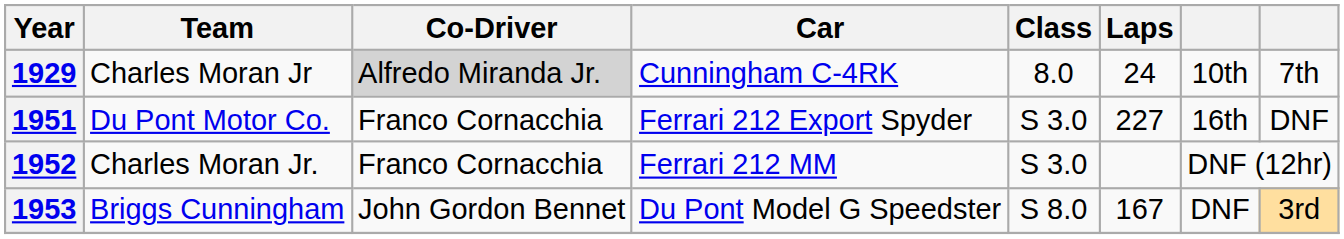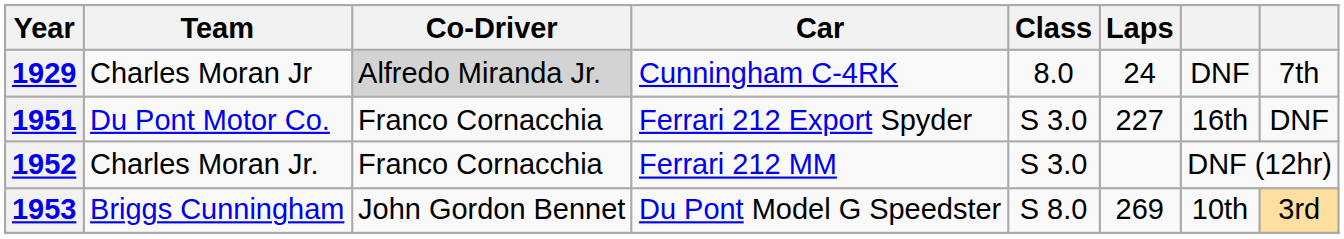(1220, 73) 10th -> (1220, 73) DNF
(1140, 210) 167 -> (1140, 210) 269
(1220, 210) DNF -> (1220, 210) 10th
